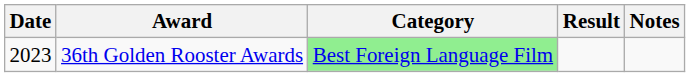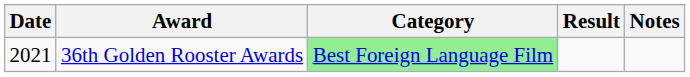(30, 54) 2023 -> (30, 54) 2021
